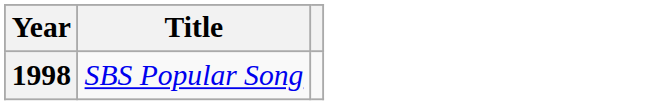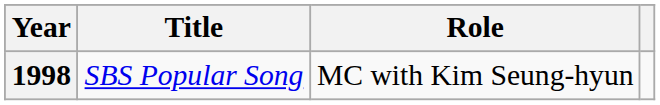+ column: (475, 27)
